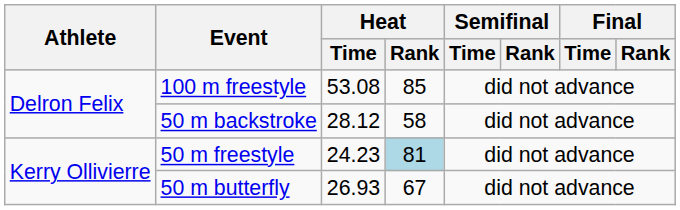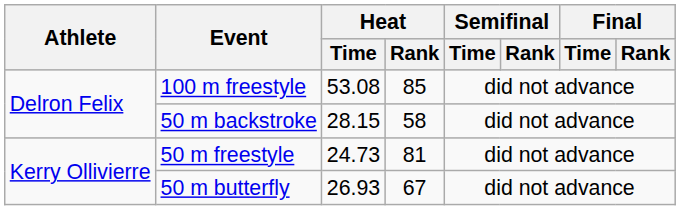(353, 121) 28.12 -> (353, 121) 28.15
(353, 155) 24.23 -> (353, 155) 24.73
(415, 155) lightblue background -> (415, 155) no background
